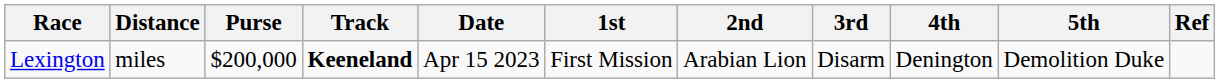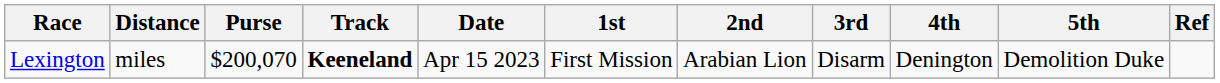(254, 59) $200,000 -> (254, 59) $200,070
